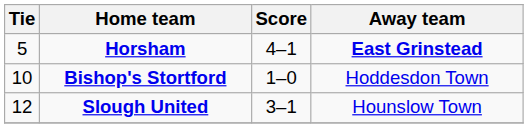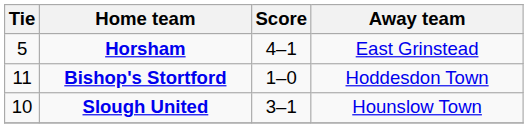(417, 48) bold -> (417, 48) normal
(22, 78) 10 -> (22, 78) 11
(22, 107) 12 -> (22, 107) 10
